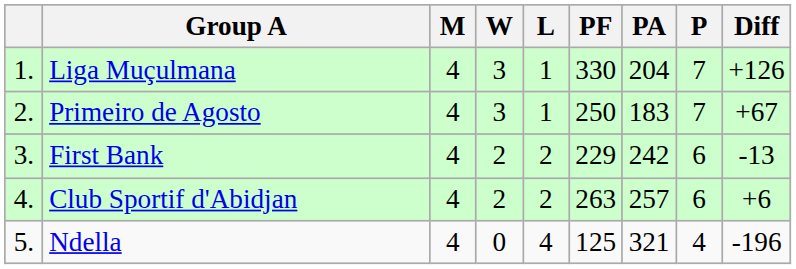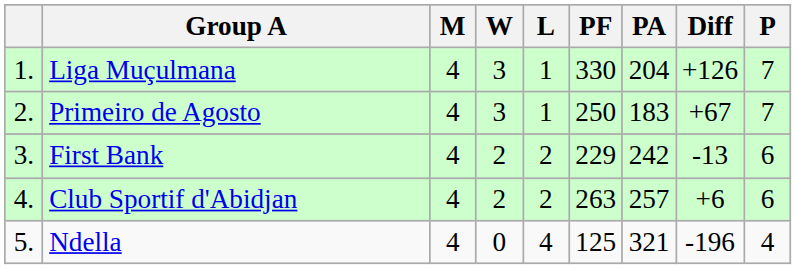columns swapped: (757, 26) <-> (699, 26)
